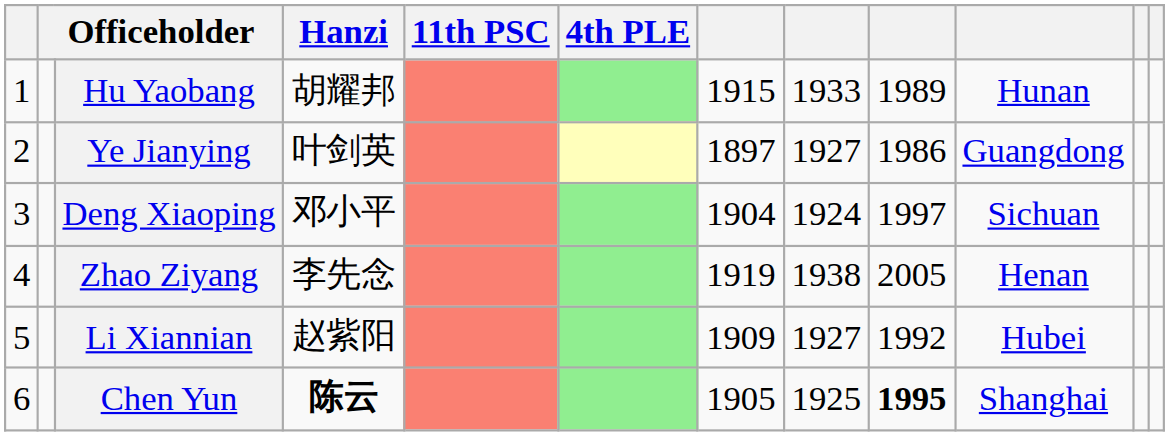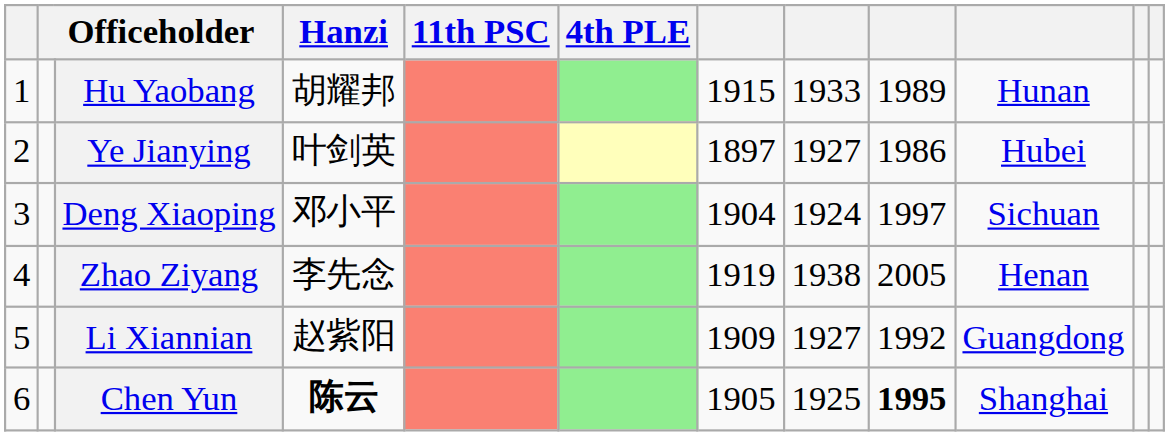(1043, 151) Guangdong -> (1043, 151) Hubei
(1043, 336) Hubei -> (1043, 336) Guangdong
